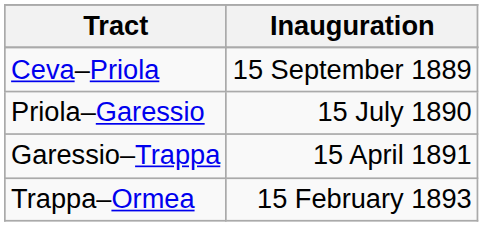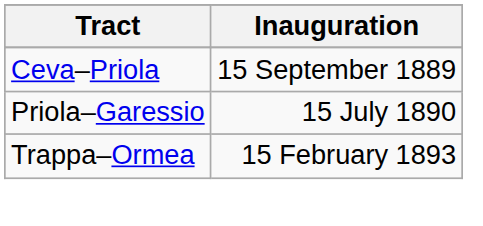- row: (116, 155)
